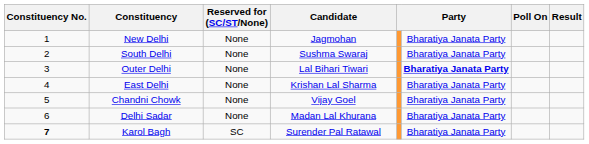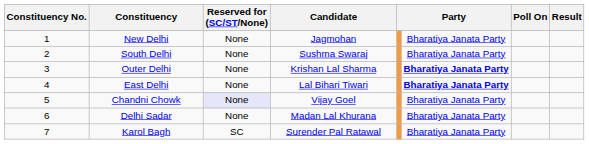(333, 69) Lal Bihari Tiwari -> (333, 69) Krishan Lal Sharma
(333, 85) Krishan Lal Sharma -> (333, 85) Lal Bihari Tiwari
(456, 85) normal -> (456, 85) bold
(237, 100) no background -> (237, 100) lavender background
(47, 131) bold -> (47, 131) normal
